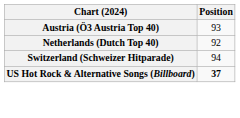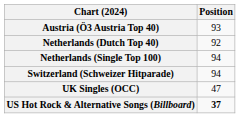+ row: (101, 58)
+ row: (101, 89)
